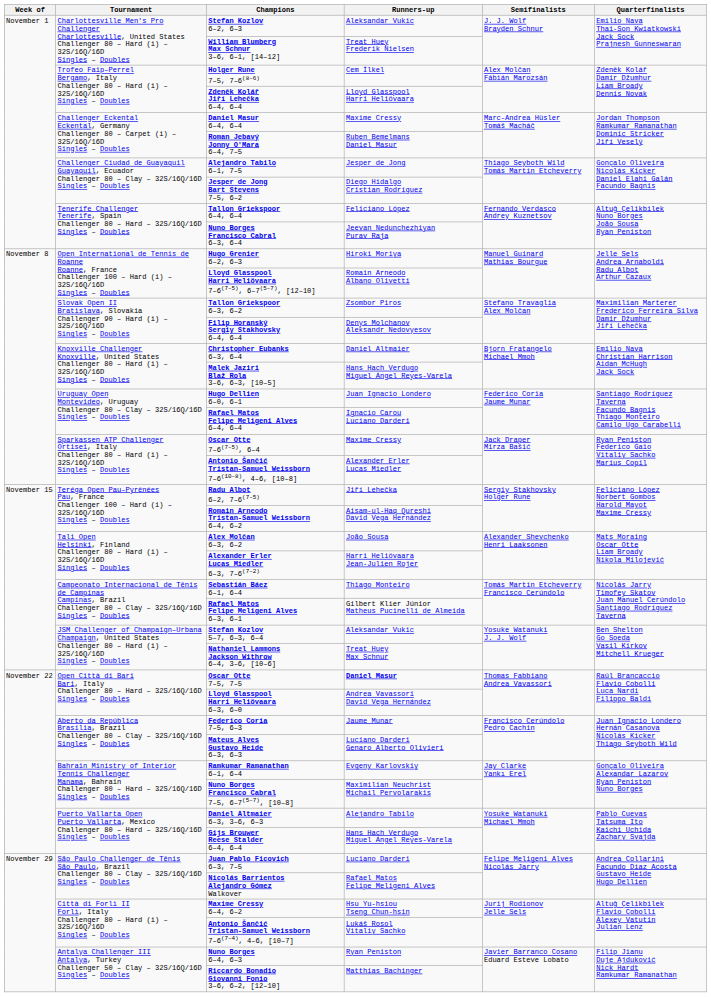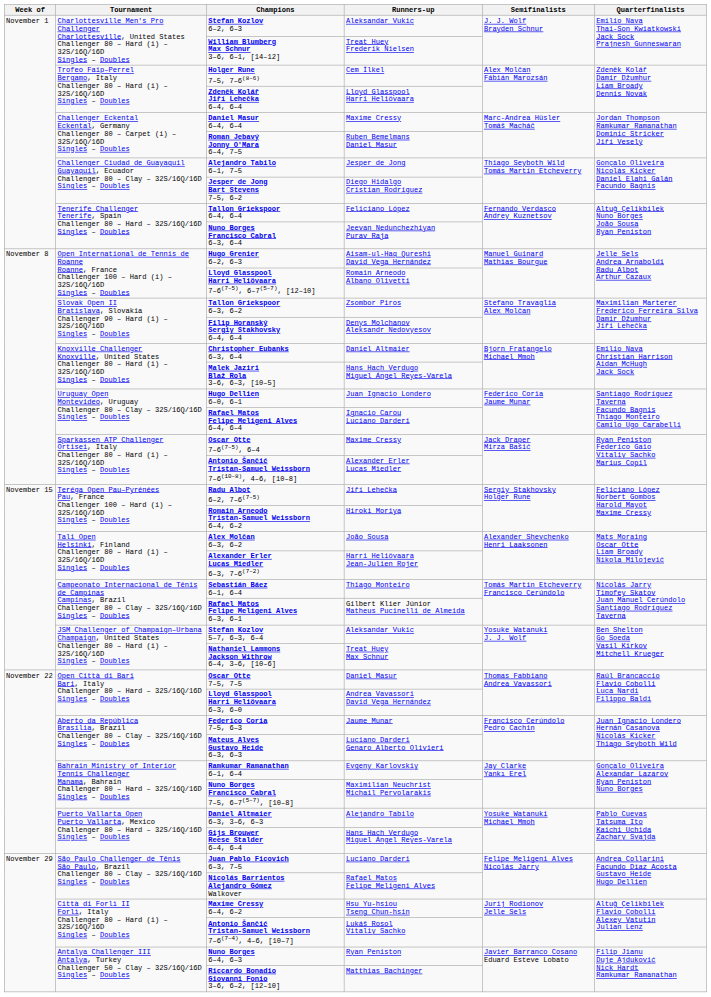(374, 254) Hiroki Moriya -> (388, 258) Aisam-ul-Haq Qureshi David Vega Hernández
(388, 515) Aisam-ul-Haq Qureshi David Vega Hernández -> (374, 511) Hiroki Moriya
(371, 676) bold -> (371, 676) normal
